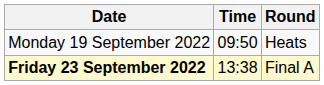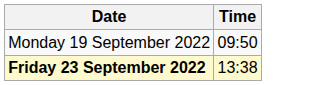- column: (290, 17)
